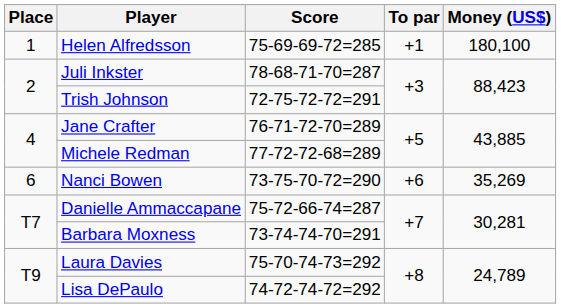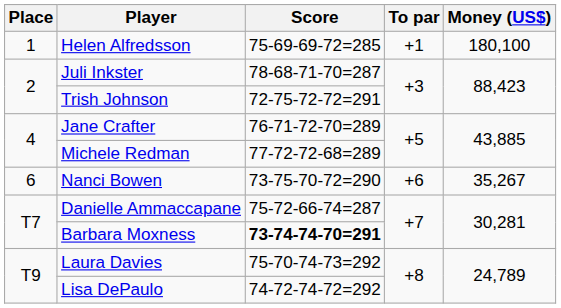(499, 180) 35,269 -> (499, 180) 35,267
(315, 235) normal -> (315, 235) bold
